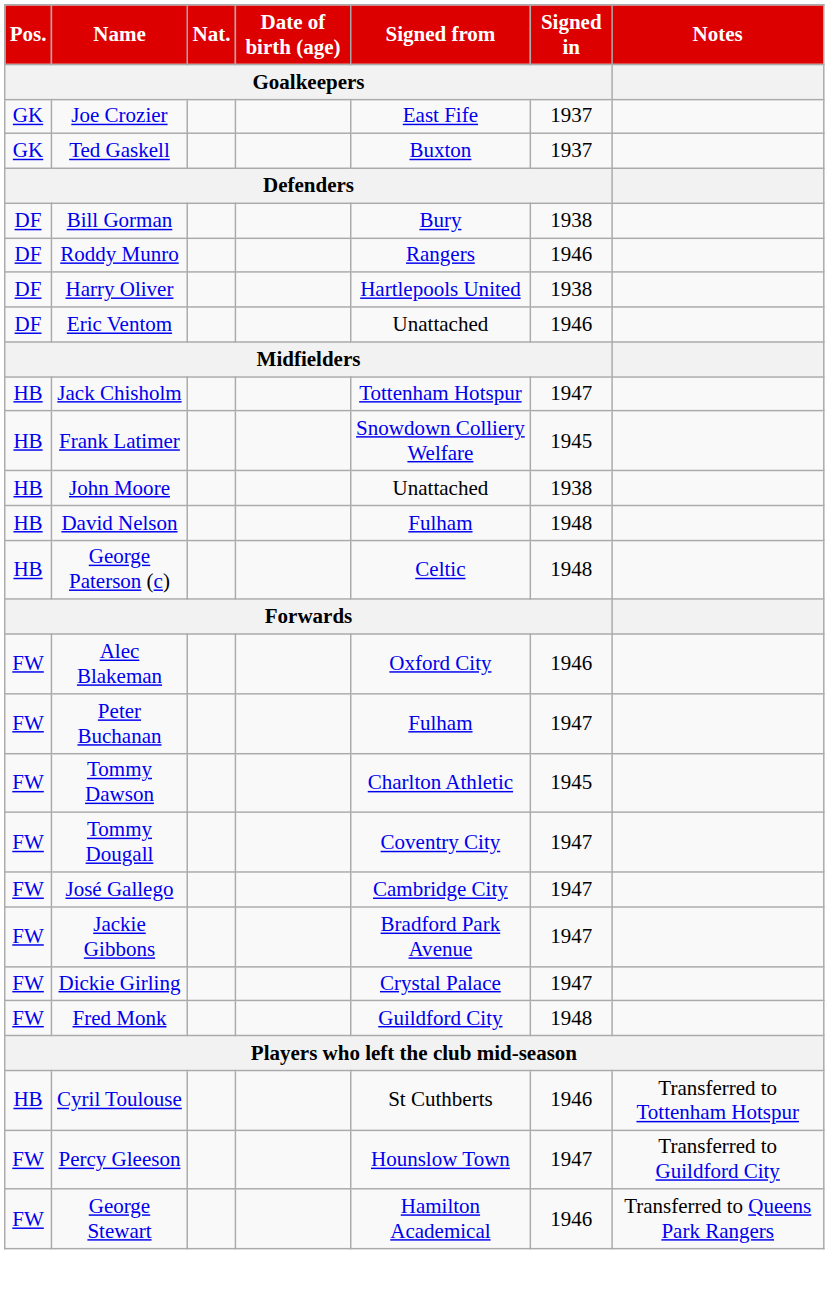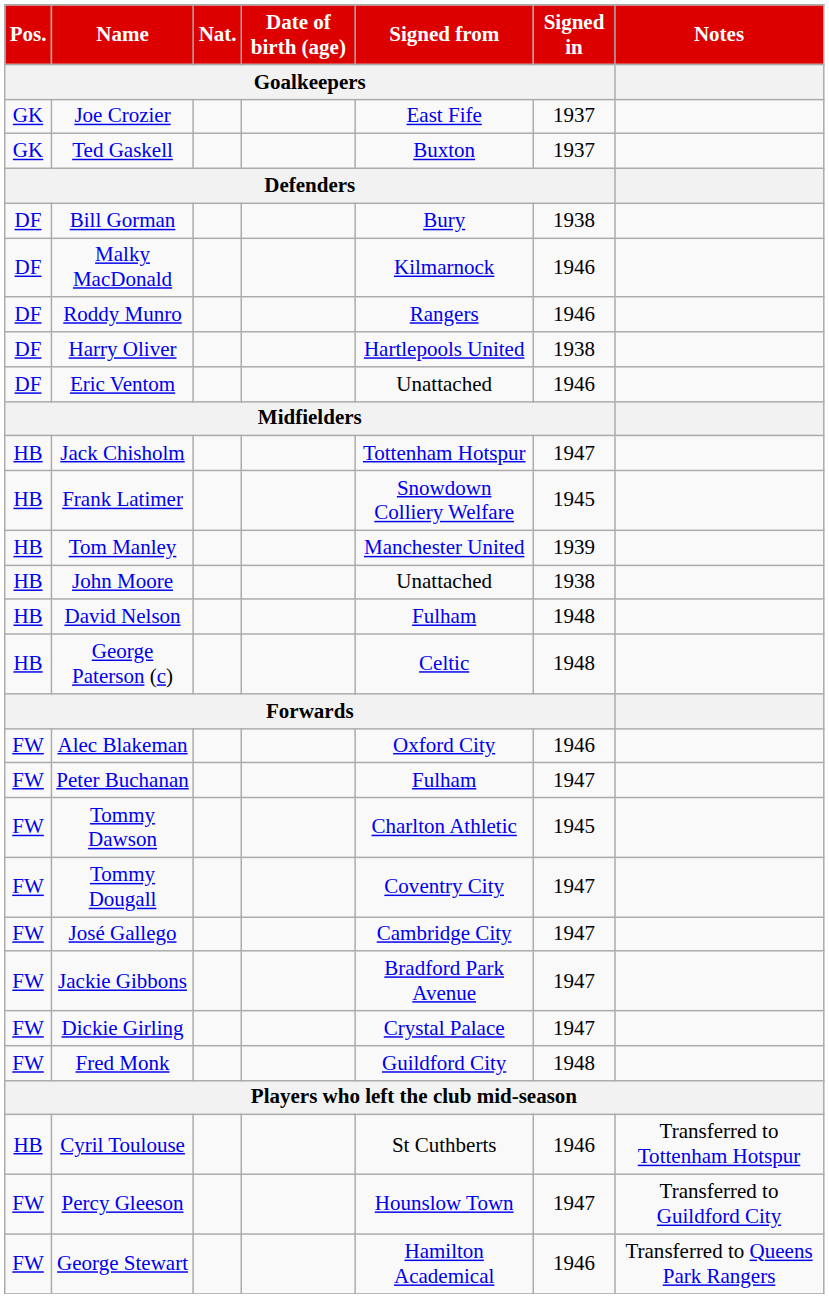+ row: (123, 267)
+ row: (123, 547)
